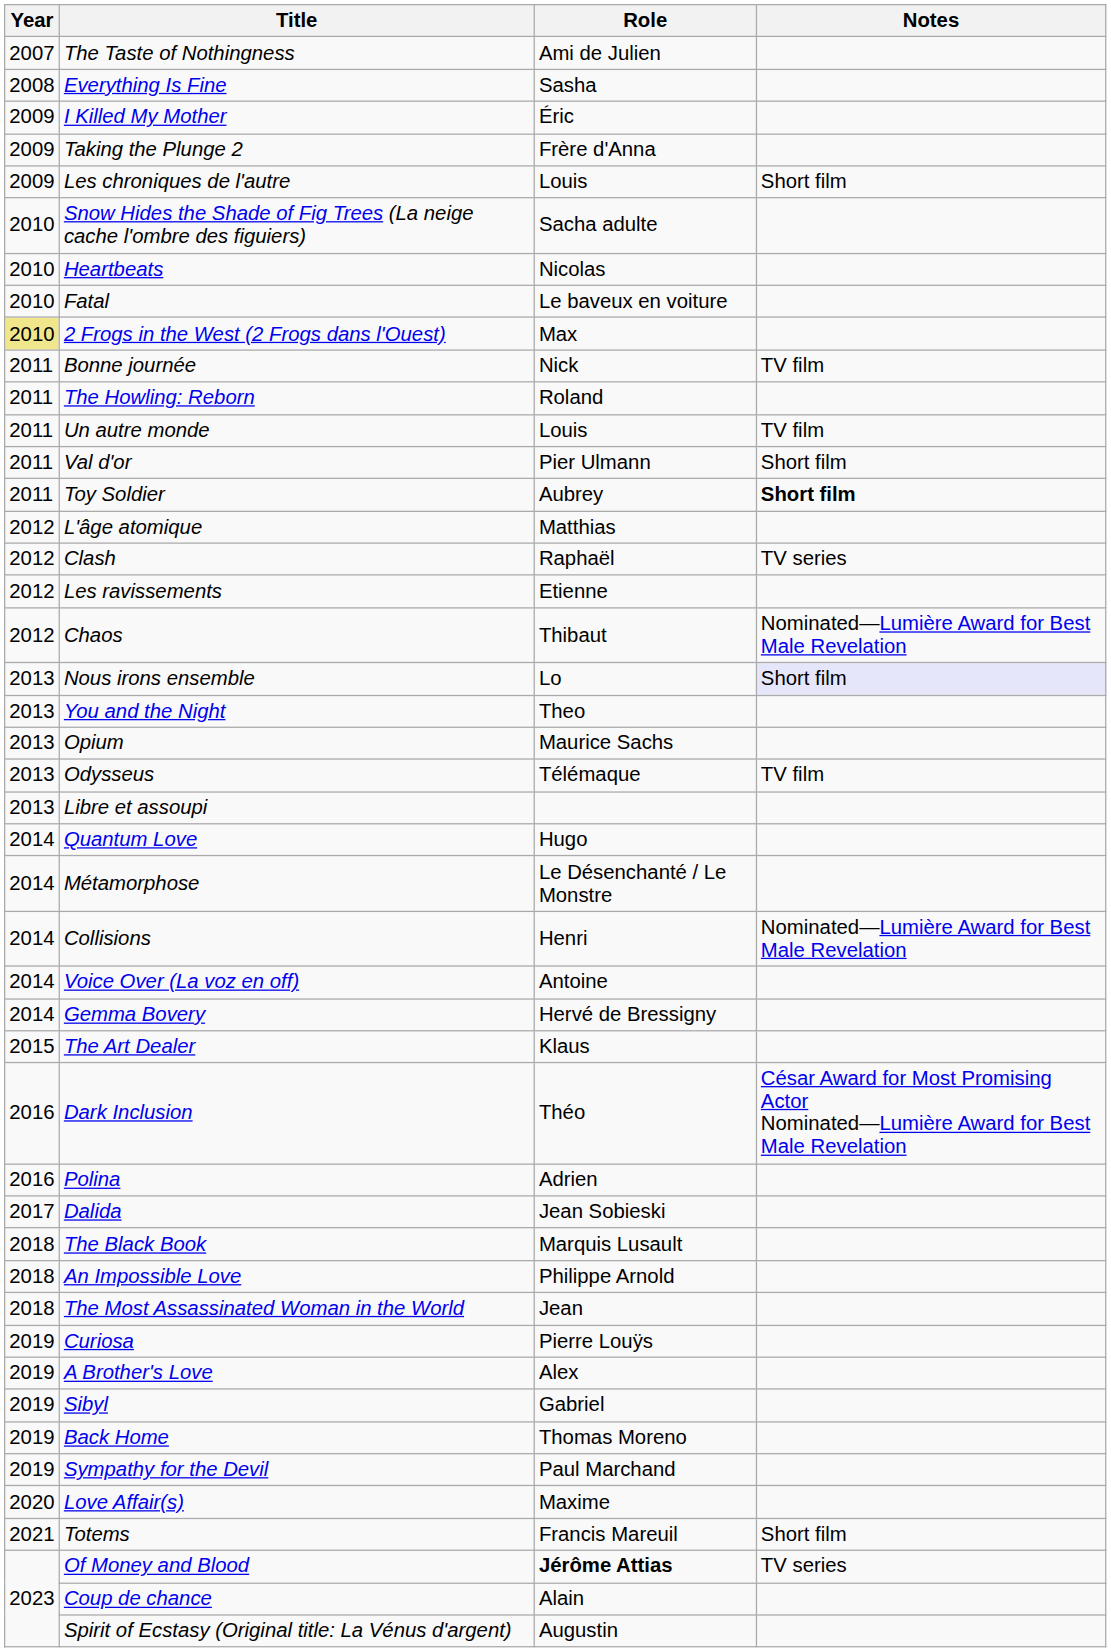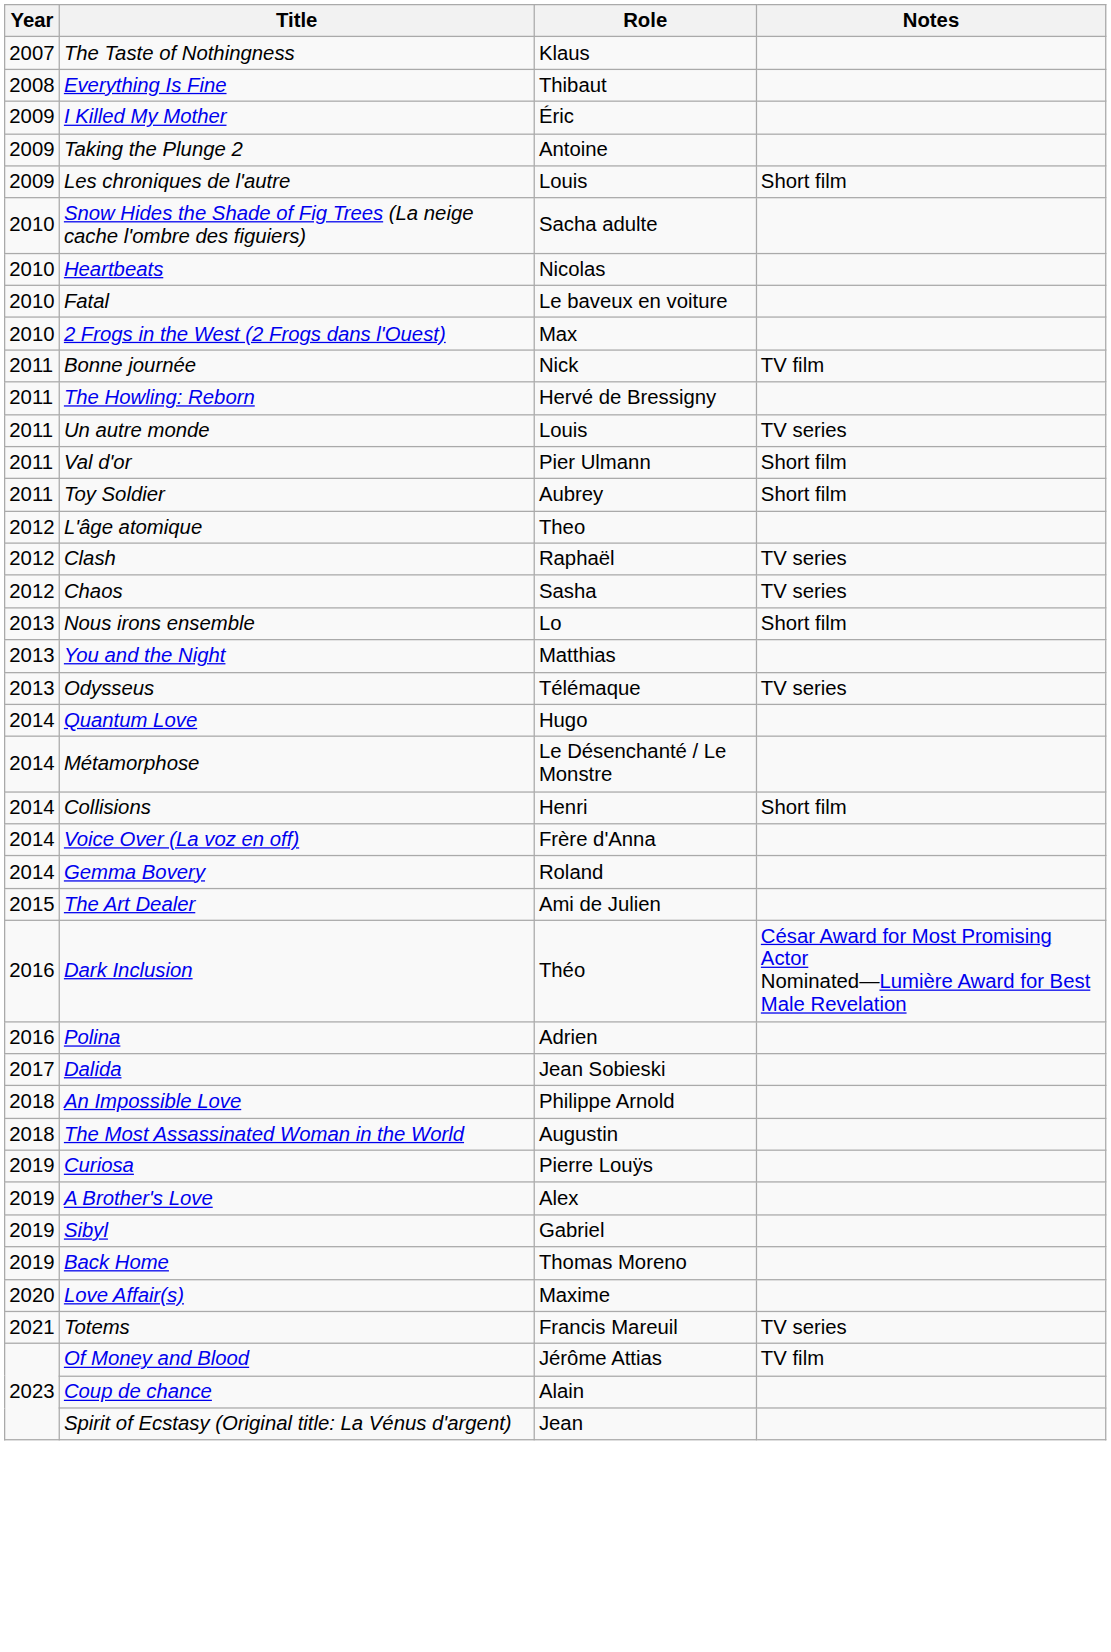(600, 52) Ami de Julien -> (564, 52) Klaus
(568, 85) Sasha -> (573, 85) Thibaut
(597, 149) Frère d'Anna -> (573, 149) Antoine
(32, 333) khaki background -> (32, 333) no background
(571, 397) Roland -> (628, 397) Hervé de Bressigny
(792, 430) TV film -> (804, 430) TV series
(808, 494) bold -> (804, 494) normal
(577, 526) Matthias -> (562, 526) Theo
- row: (143, 591)
(573, 634) Thibaut -> (568, 591) Sasha
(926, 634) Nominated—Lumière Award for Best Male Revelation -> (804, 591) TV series
(804, 678) lavender background -> (804, 623) no background
(562, 710) Theo -> (577, 655) Matthias
- row: (94, 743)
(792, 775) TV film -> (804, 687) TV series
- row: (136, 807)
(926, 938) Nominated—Lumière Award for Best Male Revelation -> (804, 807) Short film
(573, 982) Antoine -> (597, 839) Frère d'Anna
(628, 1014) Hervé de Bressigny -> (571, 871) Roland
(564, 1046) Klaus -> (600, 904) Ami de Julien
- row: (135, 1244)
(561, 1308) Jean -> (578, 1133) Augustin
- row: (166, 1469)
(804, 1534) Short film -> (804, 1327) TV series
(606, 1566) bold -> (600, 1359) normal
(804, 1566) TV series -> (792, 1359) TV film
(578, 1630) Augustin -> (561, 1423) Jean
